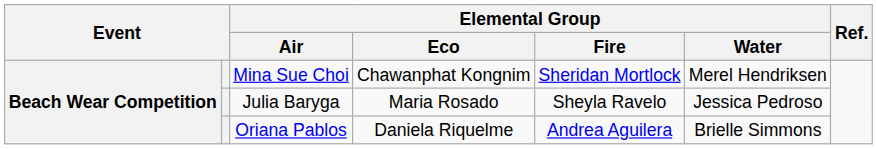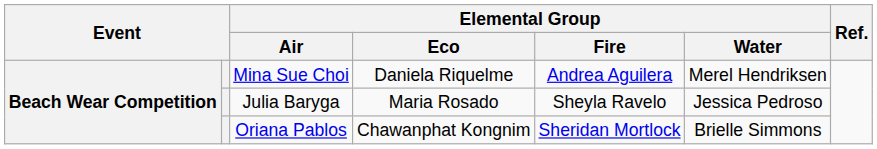(444, 75) Chawanphat Kongnim -> (444, 75) Daniela Riquelme
(610, 75) Sheridan Mortlock -> (610, 75) Andrea Aguilera
(444, 130) Daniela Riquelme -> (444, 130) Chawanphat Kongnim
(610, 130) Andrea Aguilera -> (610, 130) Sheridan Mortlock
